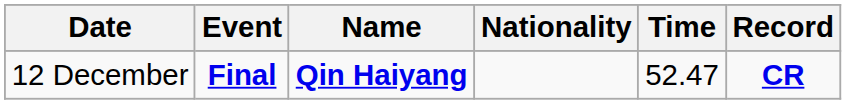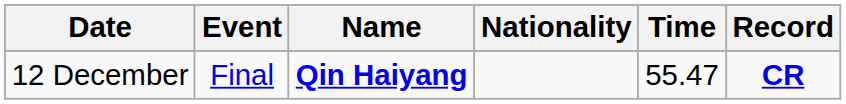(242, 74) bold -> (242, 74) normal
(682, 74) 52.47 -> (682, 74) 55.47
